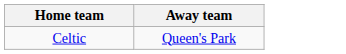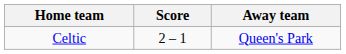+ column: (173, 15)
